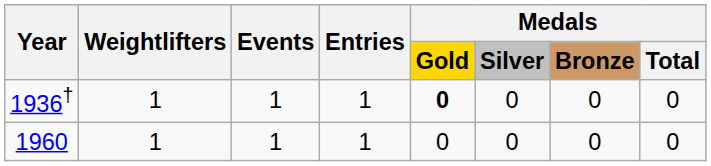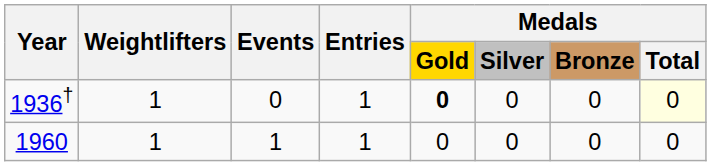(276, 100) 1 -> (276, 100) 0
(673, 100) no background -> (673, 100) lightyellow background
